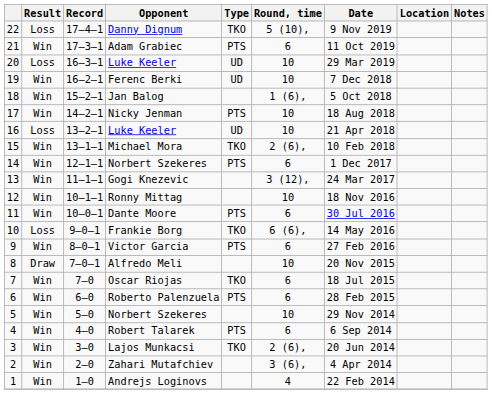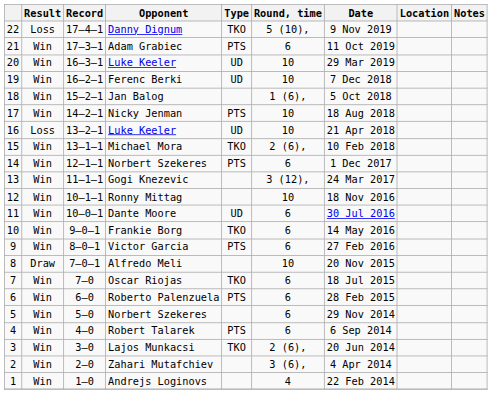(43, 63) Loss -> (43, 63) Win
(237, 214) PTS -> (237, 214) UD
(43, 230) Loss -> (43, 230) Win
(288, 230) 6 (6), -> (288, 230) 6
(288, 314) 10 -> (288, 314) 6
